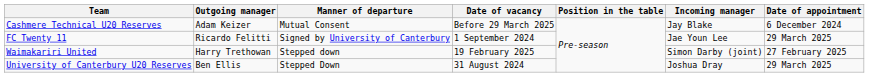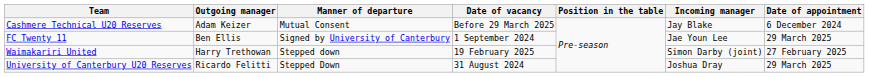(233, 38) Ricardo Felitti -> (218, 38) Ben Ellis
(218, 65) Ben Ellis -> (233, 65) Ricardo Felitti
